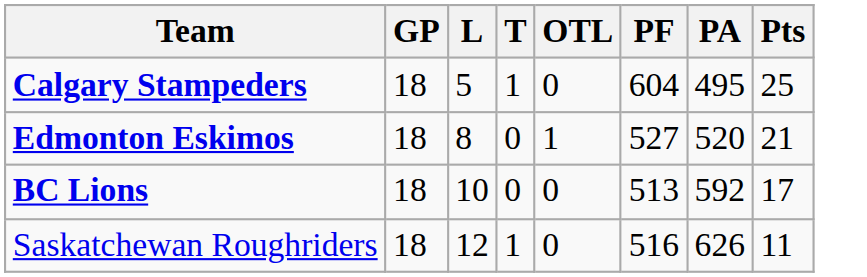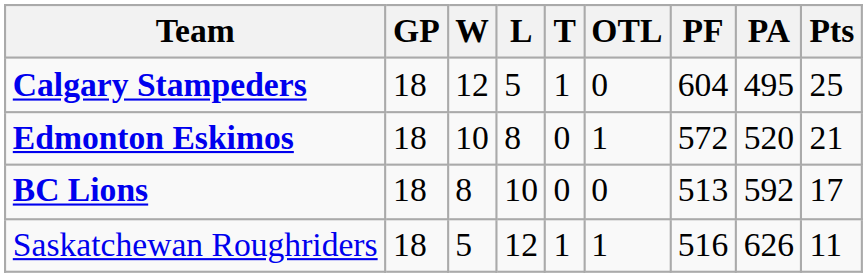+ column: (472, 31)
(654, 137) 527 -> (703, 137) 572
(551, 244) 0 -> (600, 244) 1
